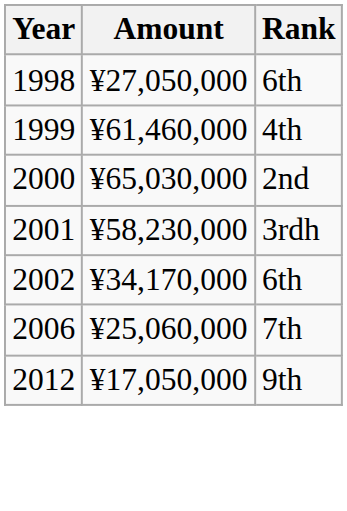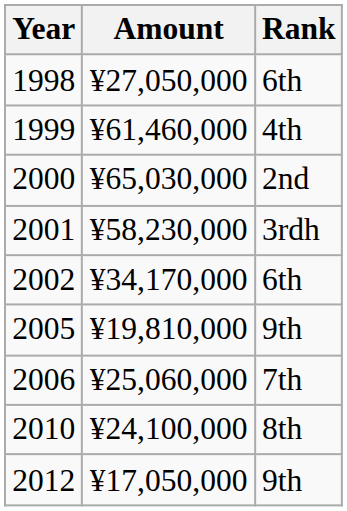+ row: (44, 329)
+ row: (44, 429)
